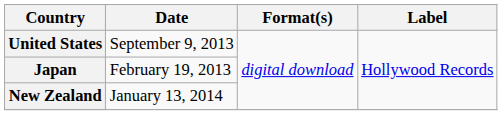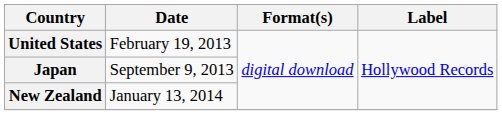(172, 43) September 9, 2013 -> (170, 43) February 19, 2013
(170, 69) February 19, 2013 -> (172, 69) September 9, 2013
